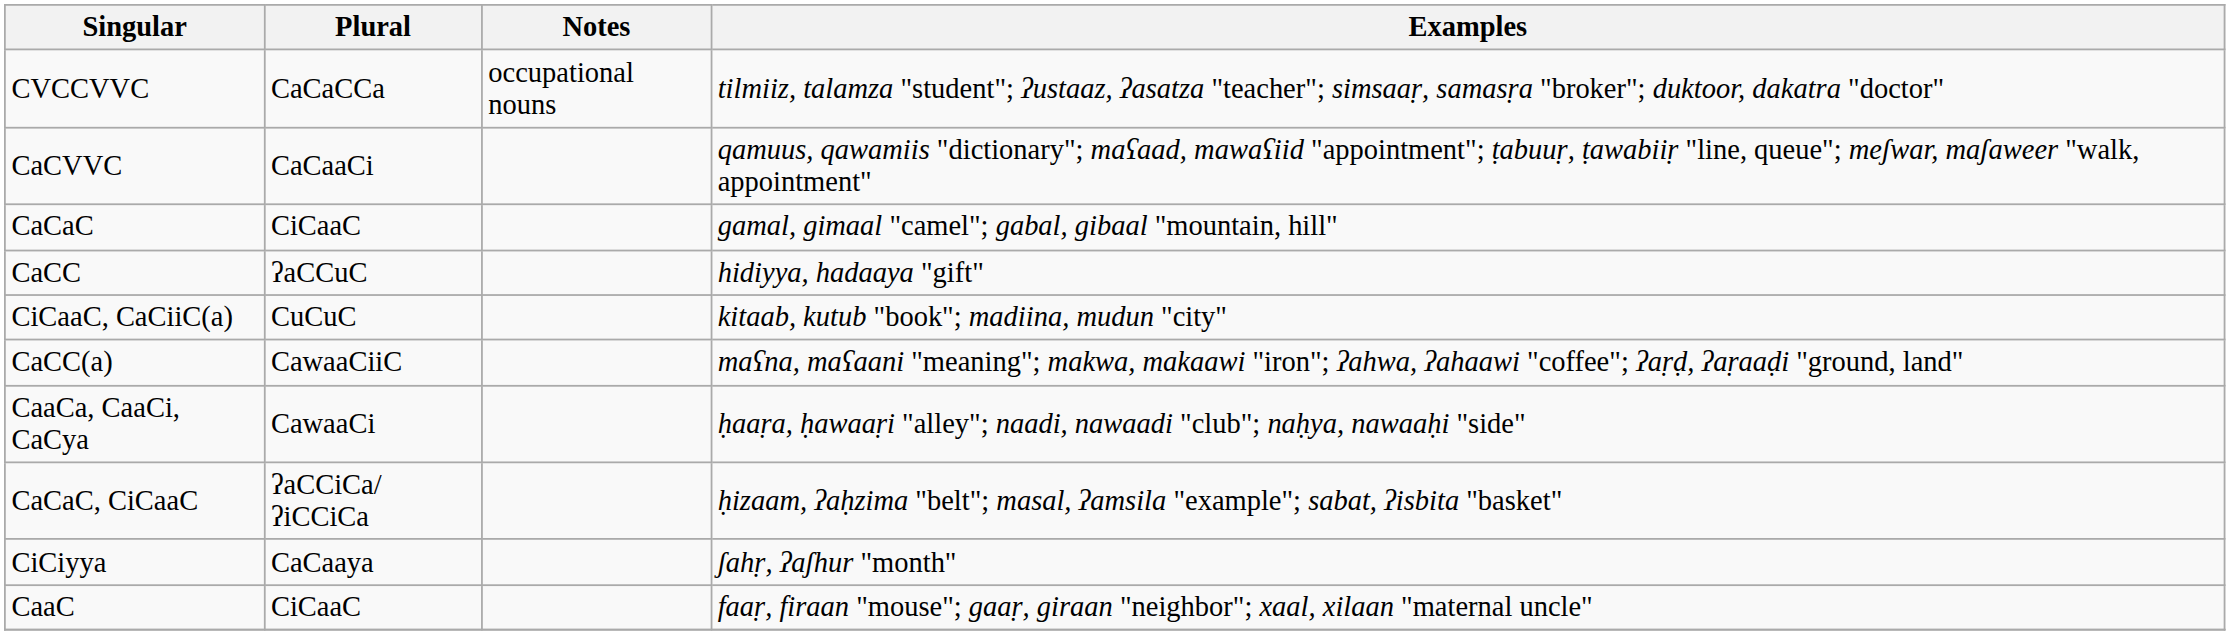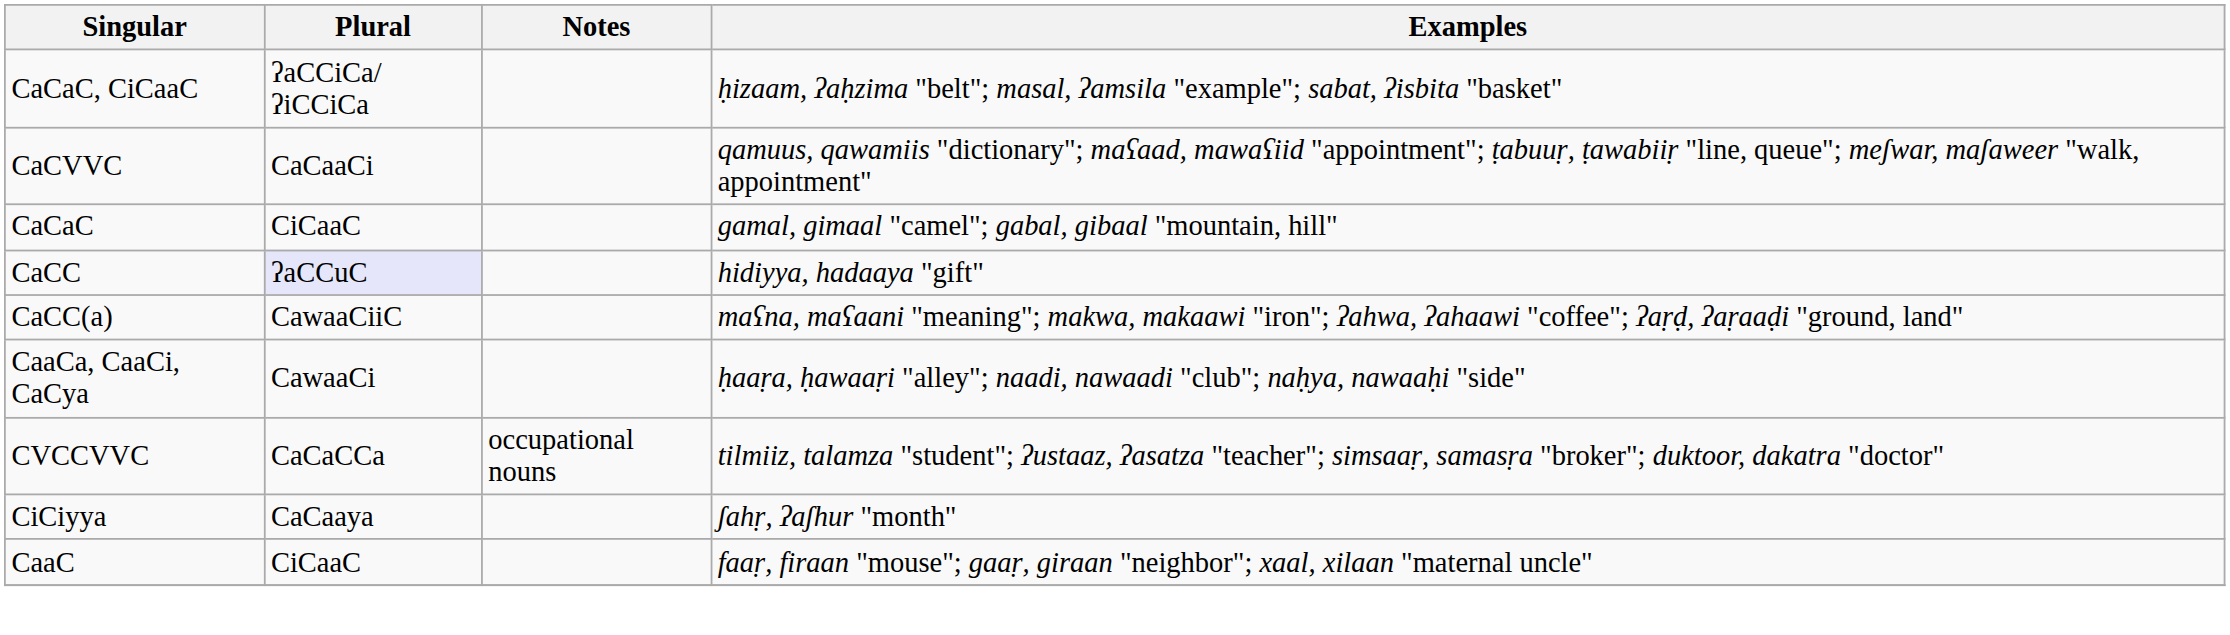rows swapped: (80, 88) <-> (105, 500)
(319, 271) no background -> (319, 271) lavender background
- row: (122, 317)
